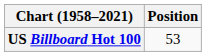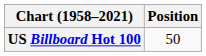(173, 39) 53 -> (173, 39) 50
